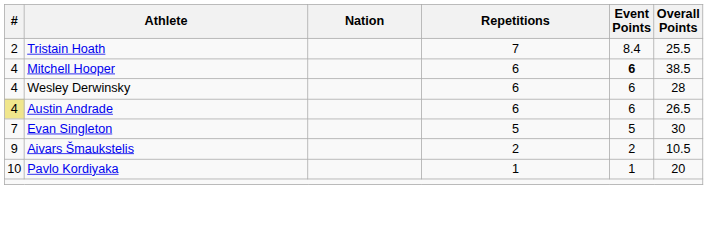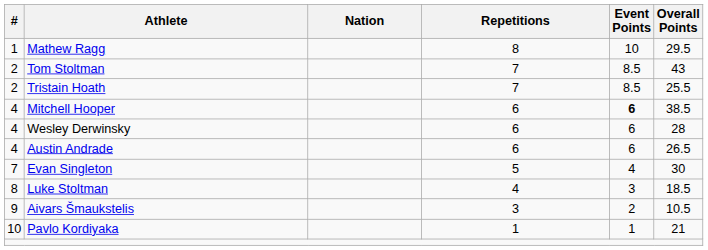+ row: (66, 48)
+ row: (66, 68)
(632, 48) 8.4 -> (632, 88) 8.5
(14, 108) khaki background -> (14, 149) no background
(632, 128) 5 -> (632, 169) 4
+ row: (68, 189)
(515, 149) 2 -> (515, 209) 3
(678, 169) 20 -> (678, 229) 21
